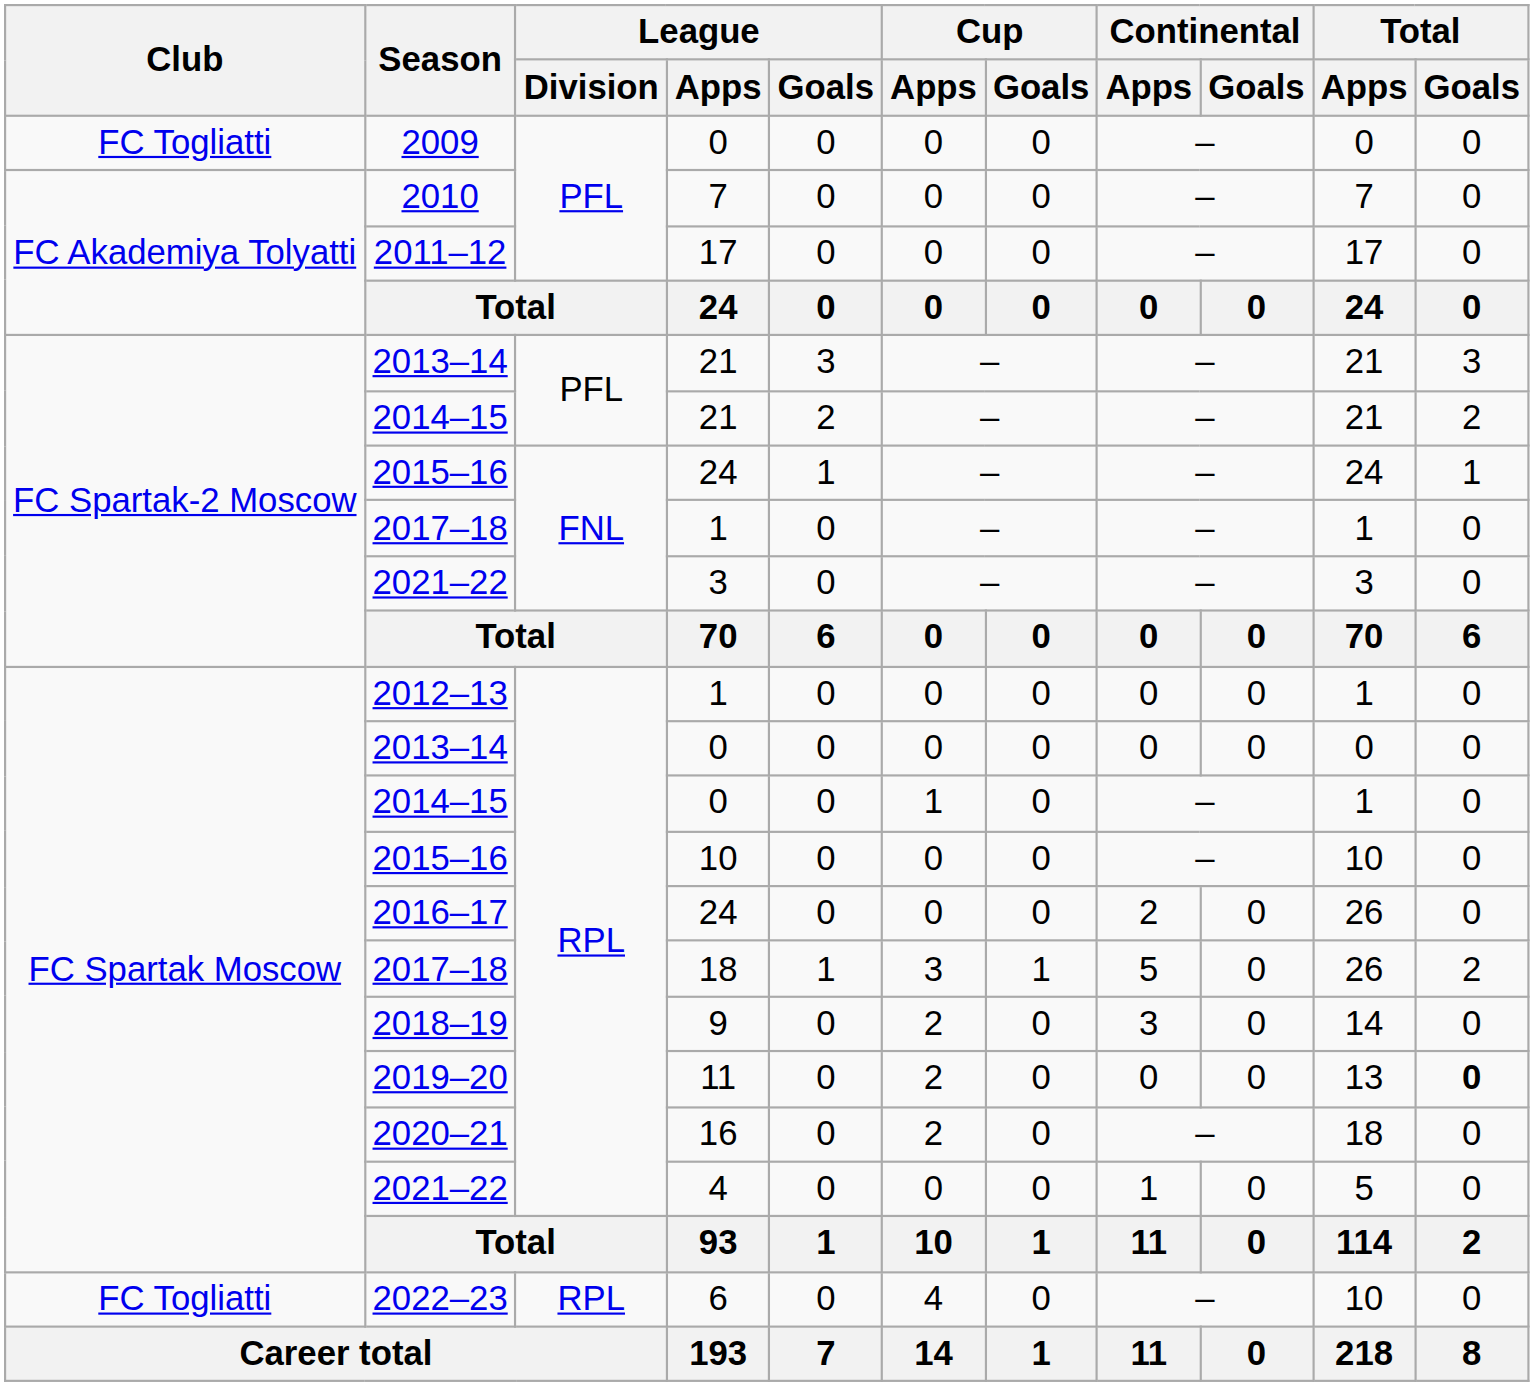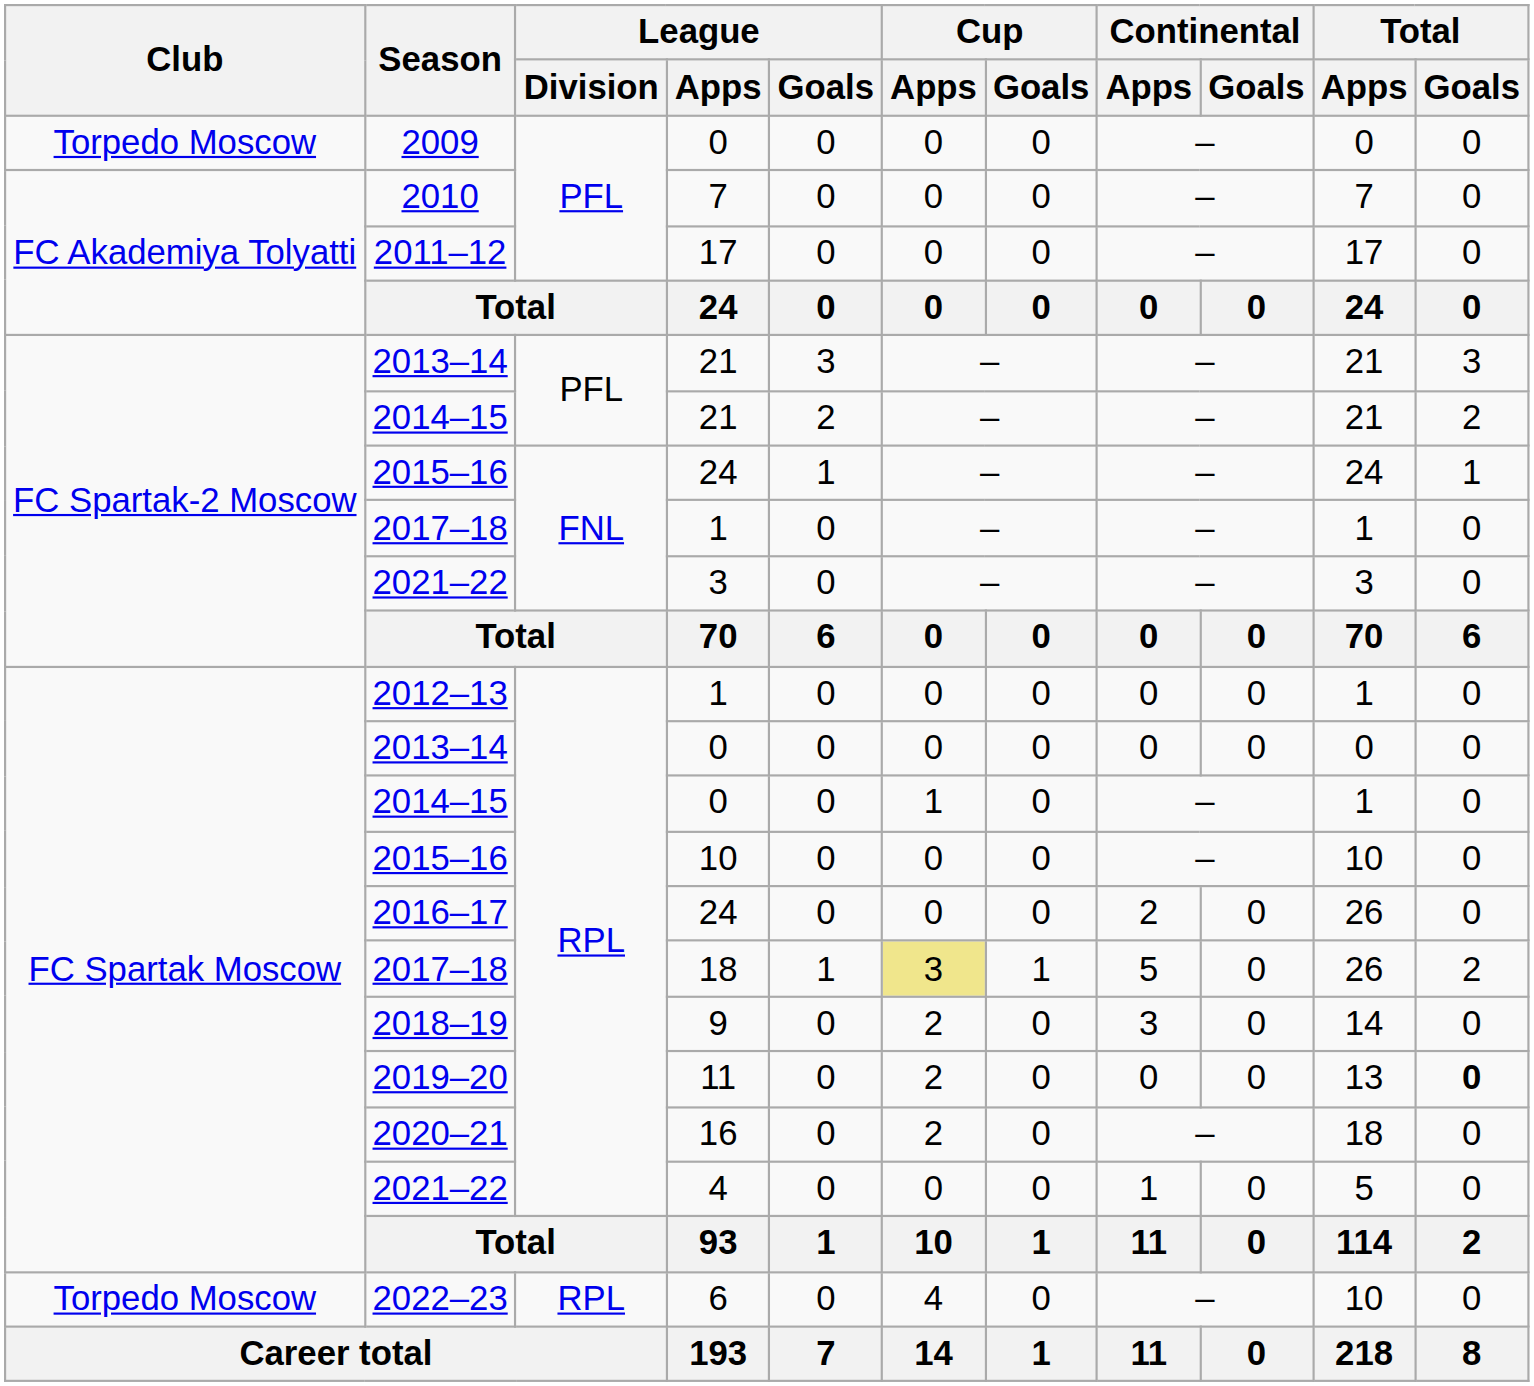(185, 142) FC Togliatti -> (185, 142) Torpedo Moscow
(933, 968) no background -> (933, 968) khaki background
(185, 1298) FC Togliatti -> (185, 1298) Torpedo Moscow
